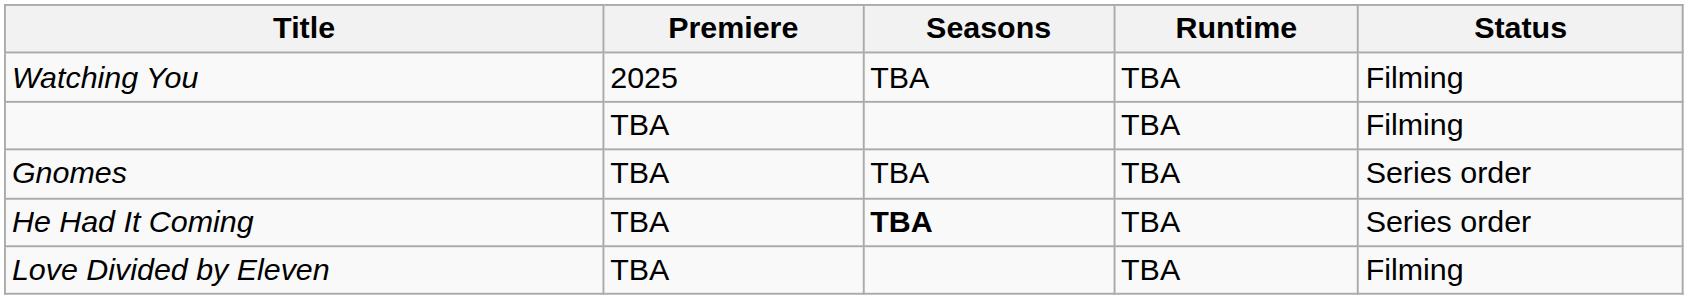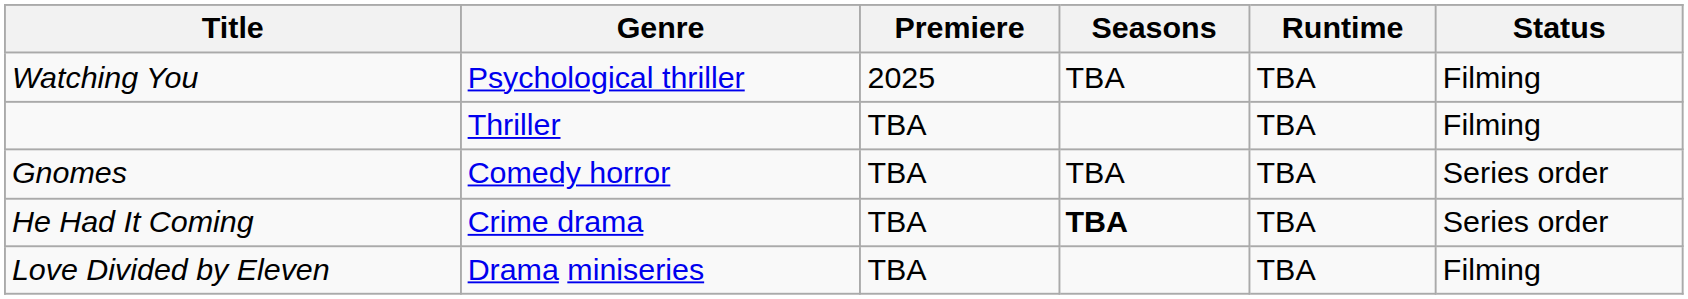+ column: (661, 28)
